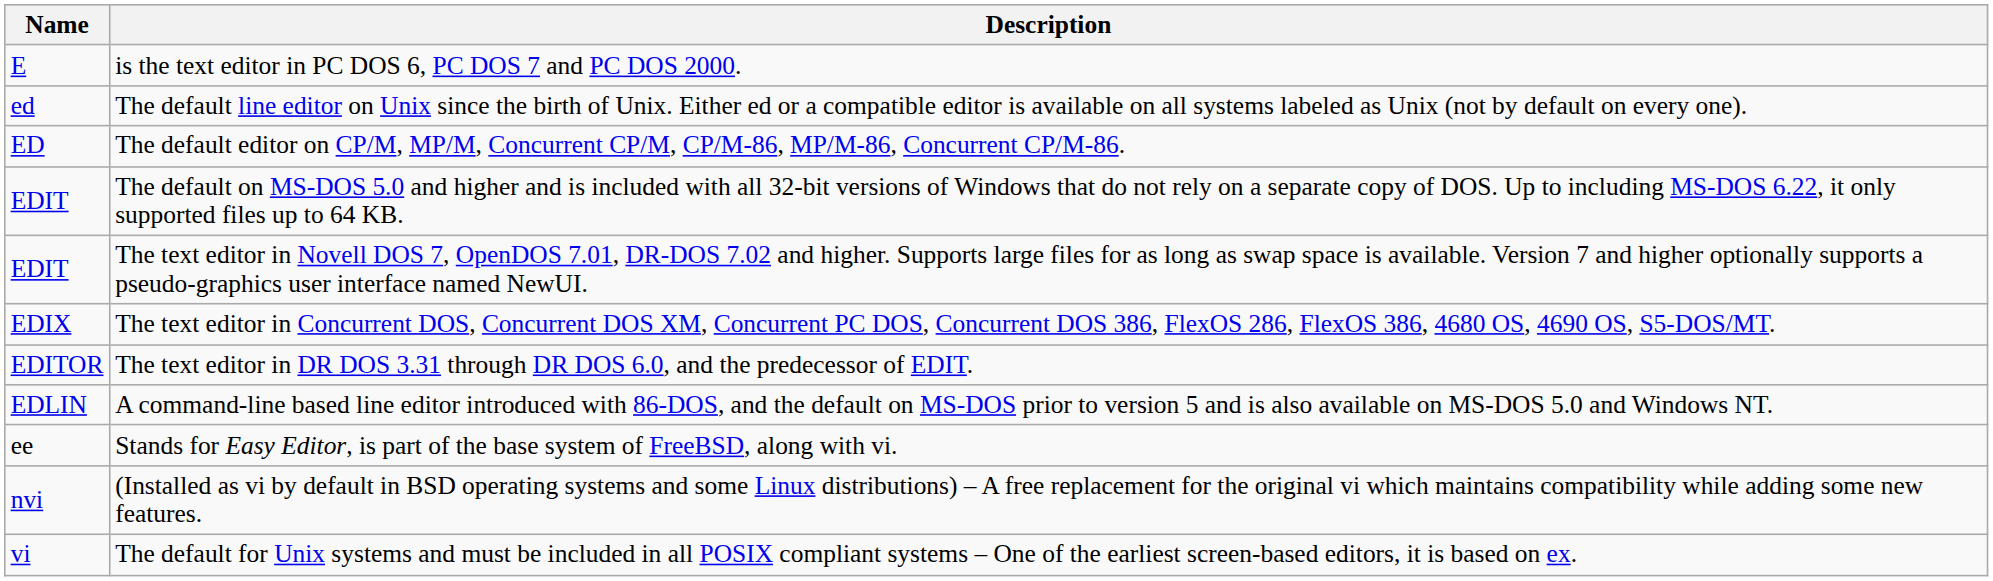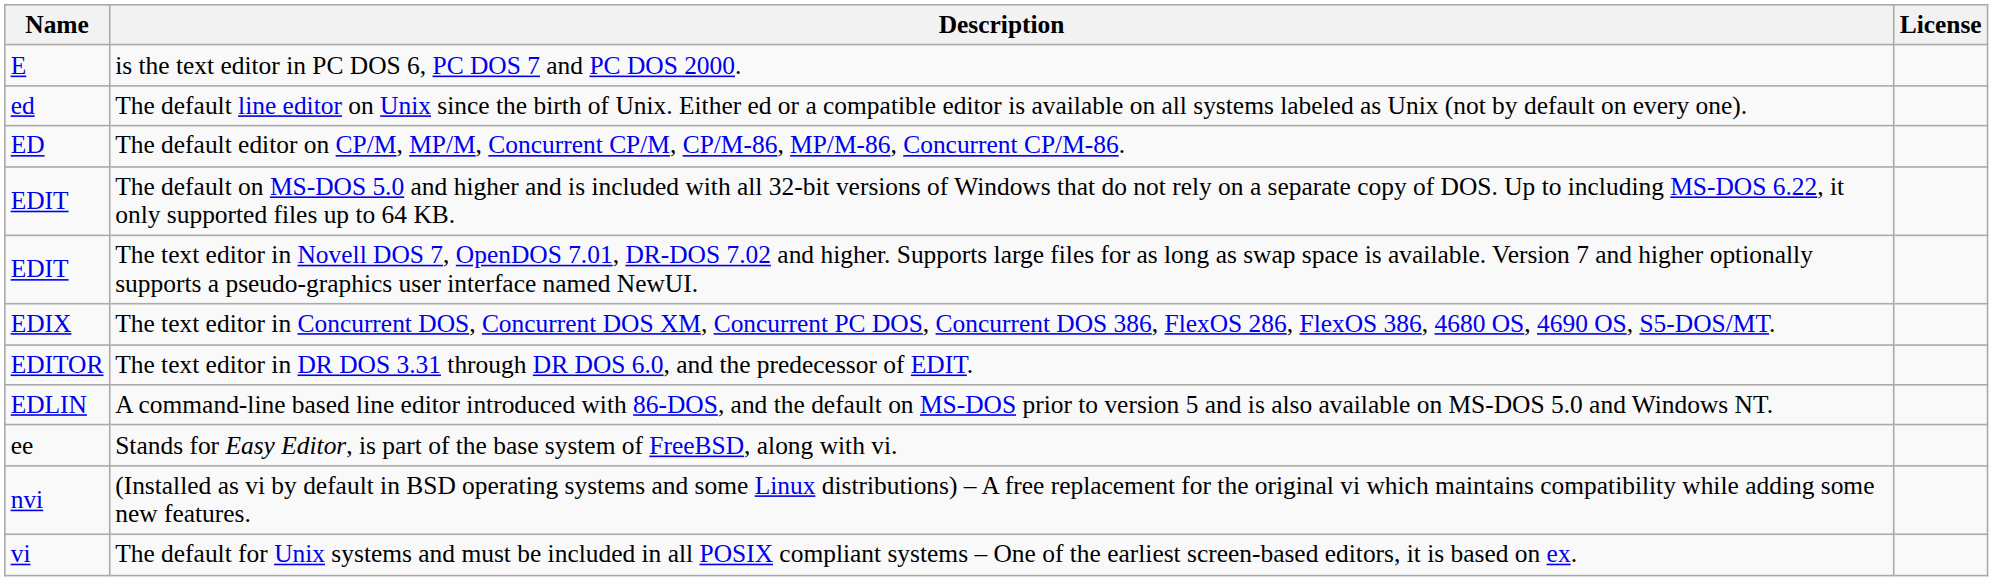+ column: (1941, 24)
